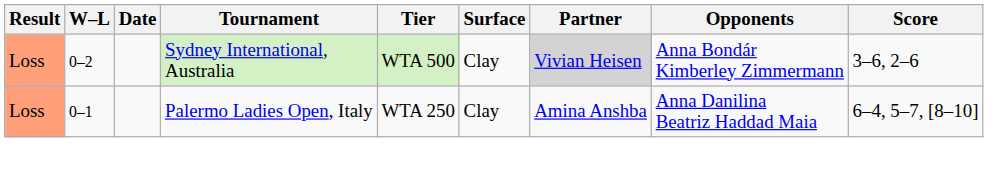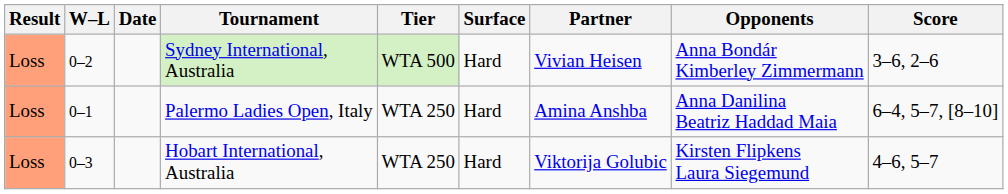(481, 60) Clay -> (482, 60) Hard
(588, 60) lightgrey background -> (588, 60) no background
(481, 111) Clay -> (482, 111) Hard
+ row: (244, 162)
